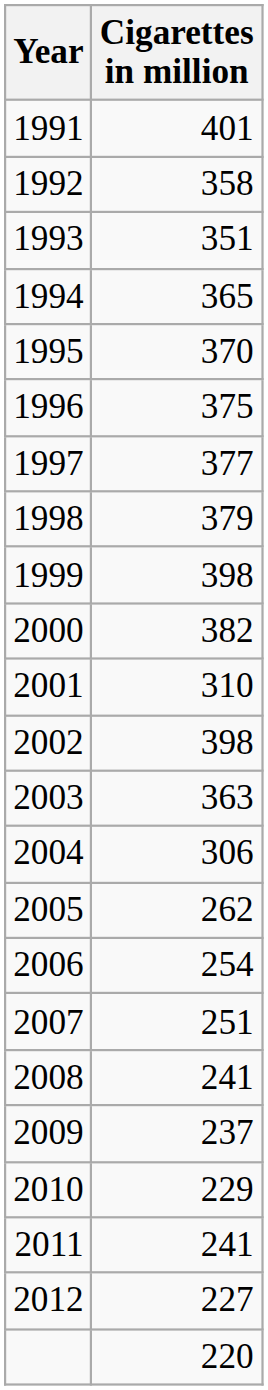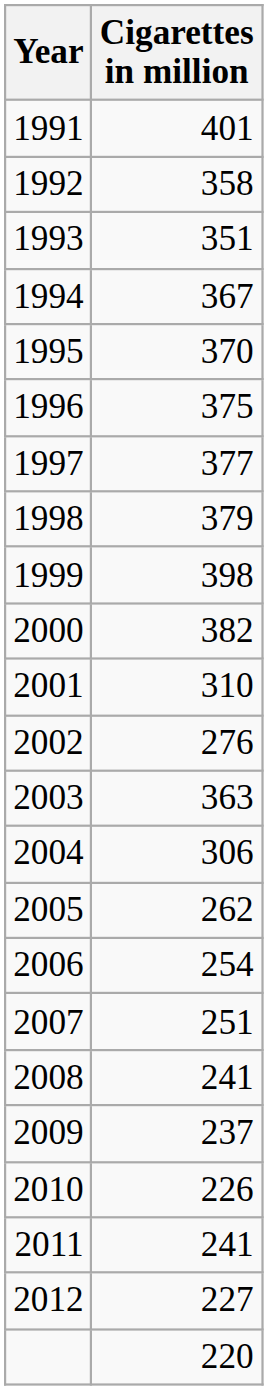(227, 295) 365 -> (227, 295) 367
(227, 741) 398 -> (227, 741) 276
(227, 1188) 229 -> (227, 1188) 226
